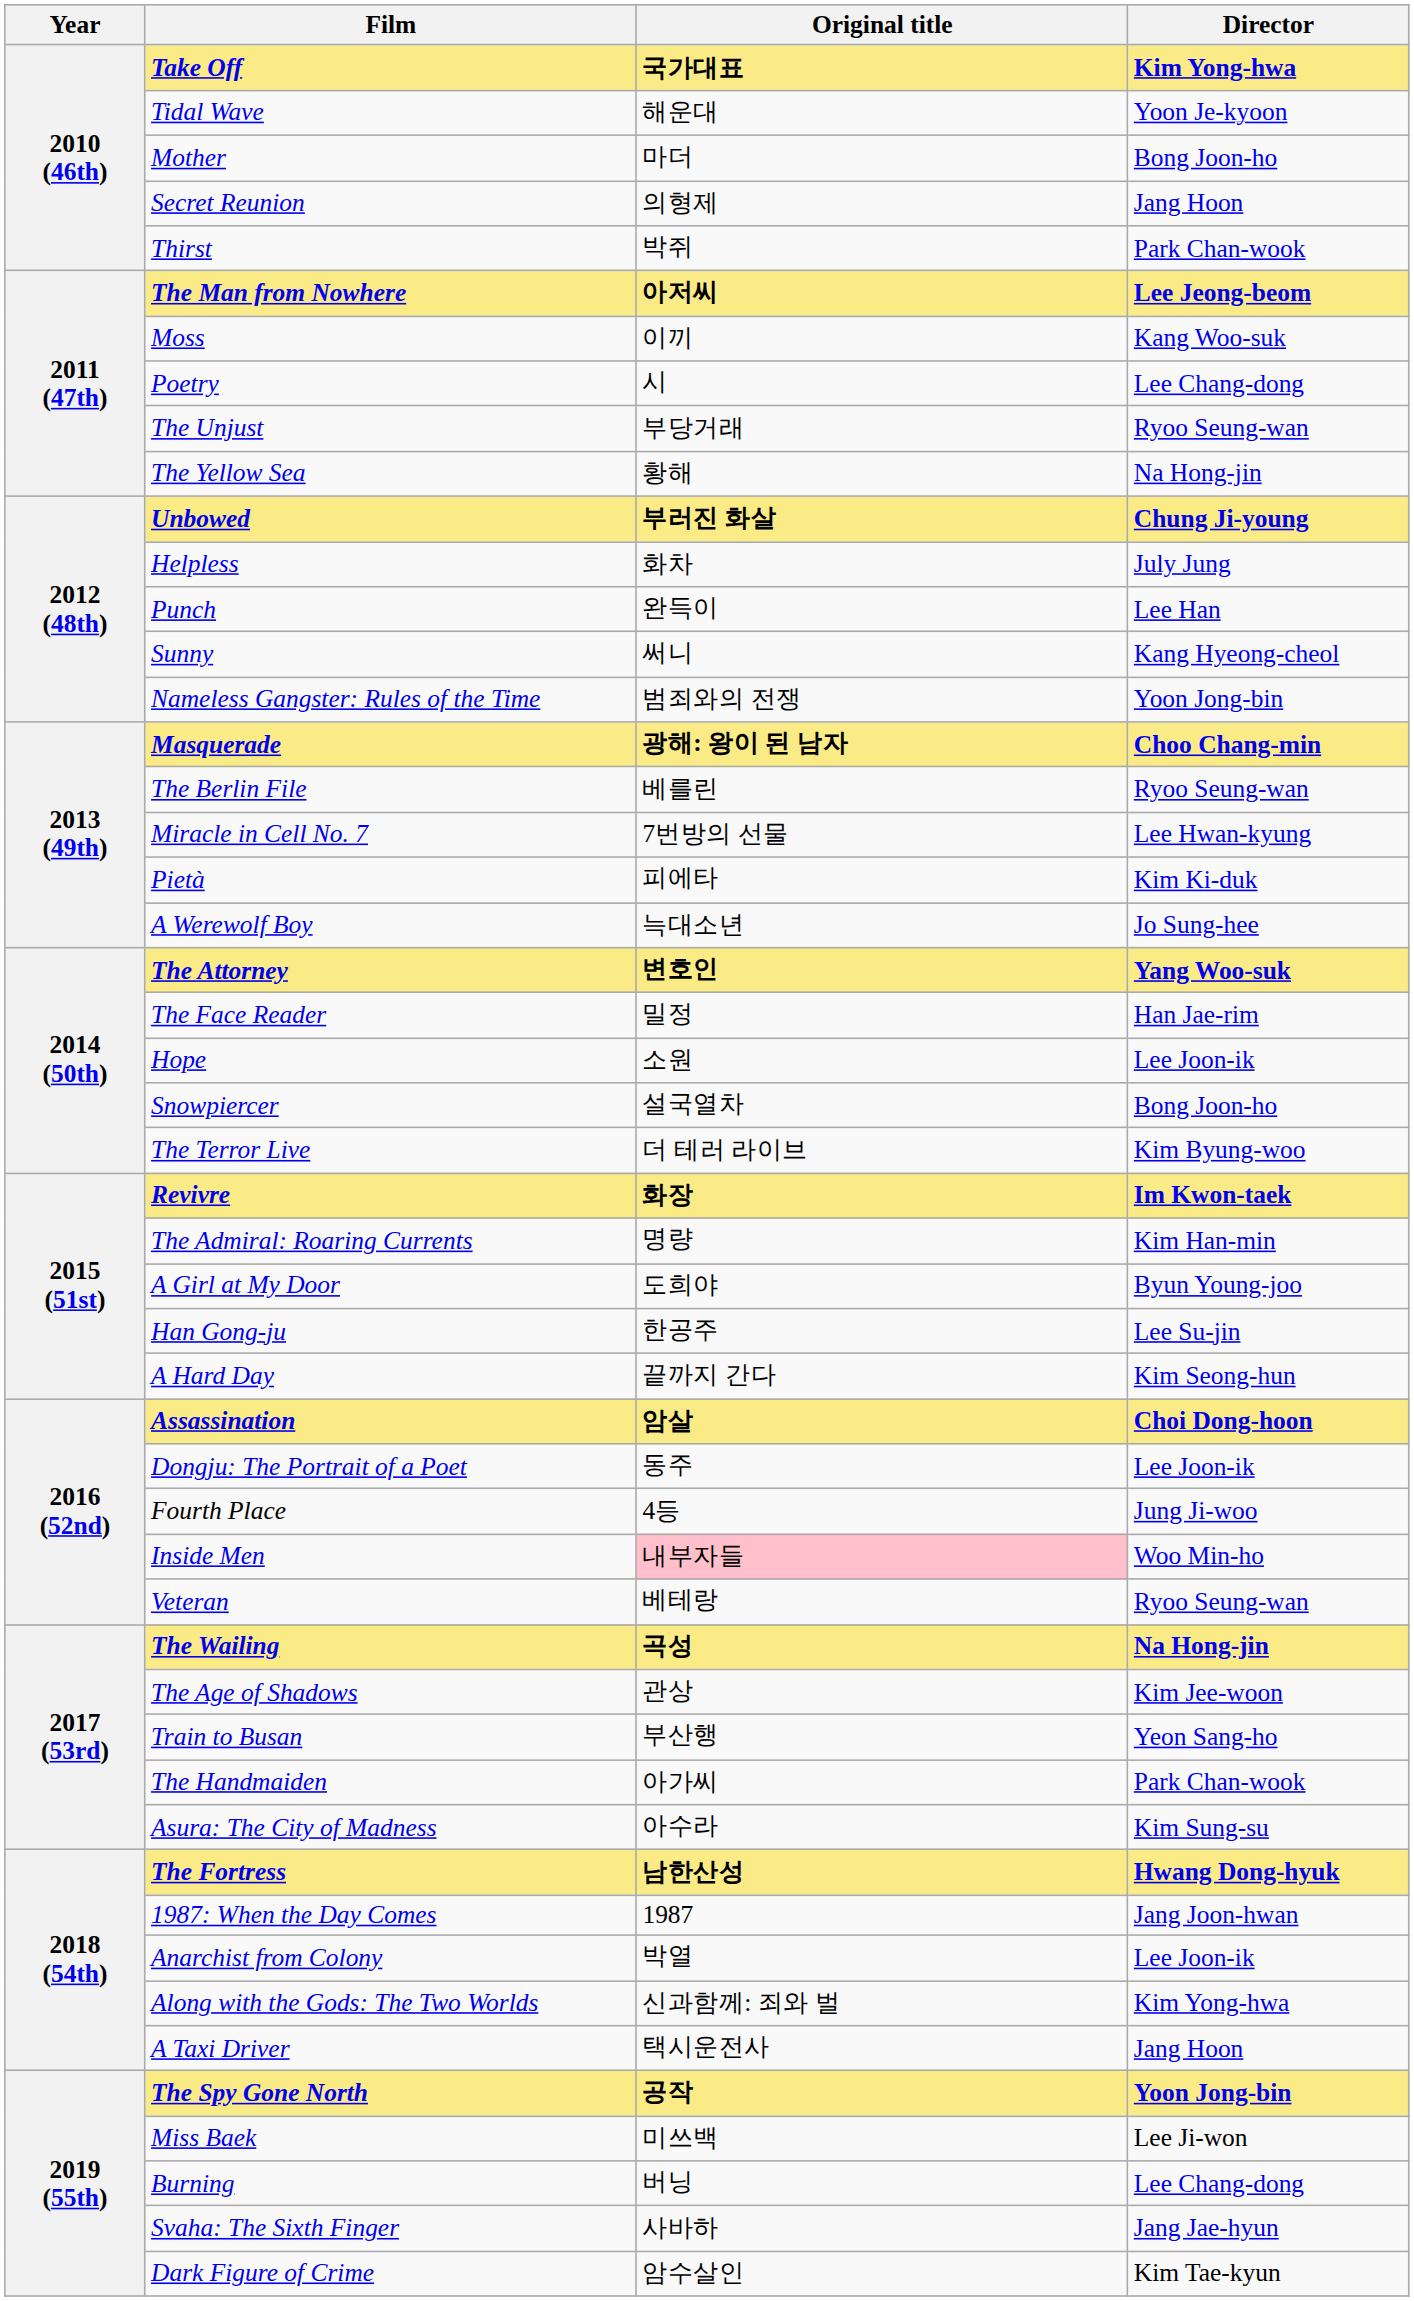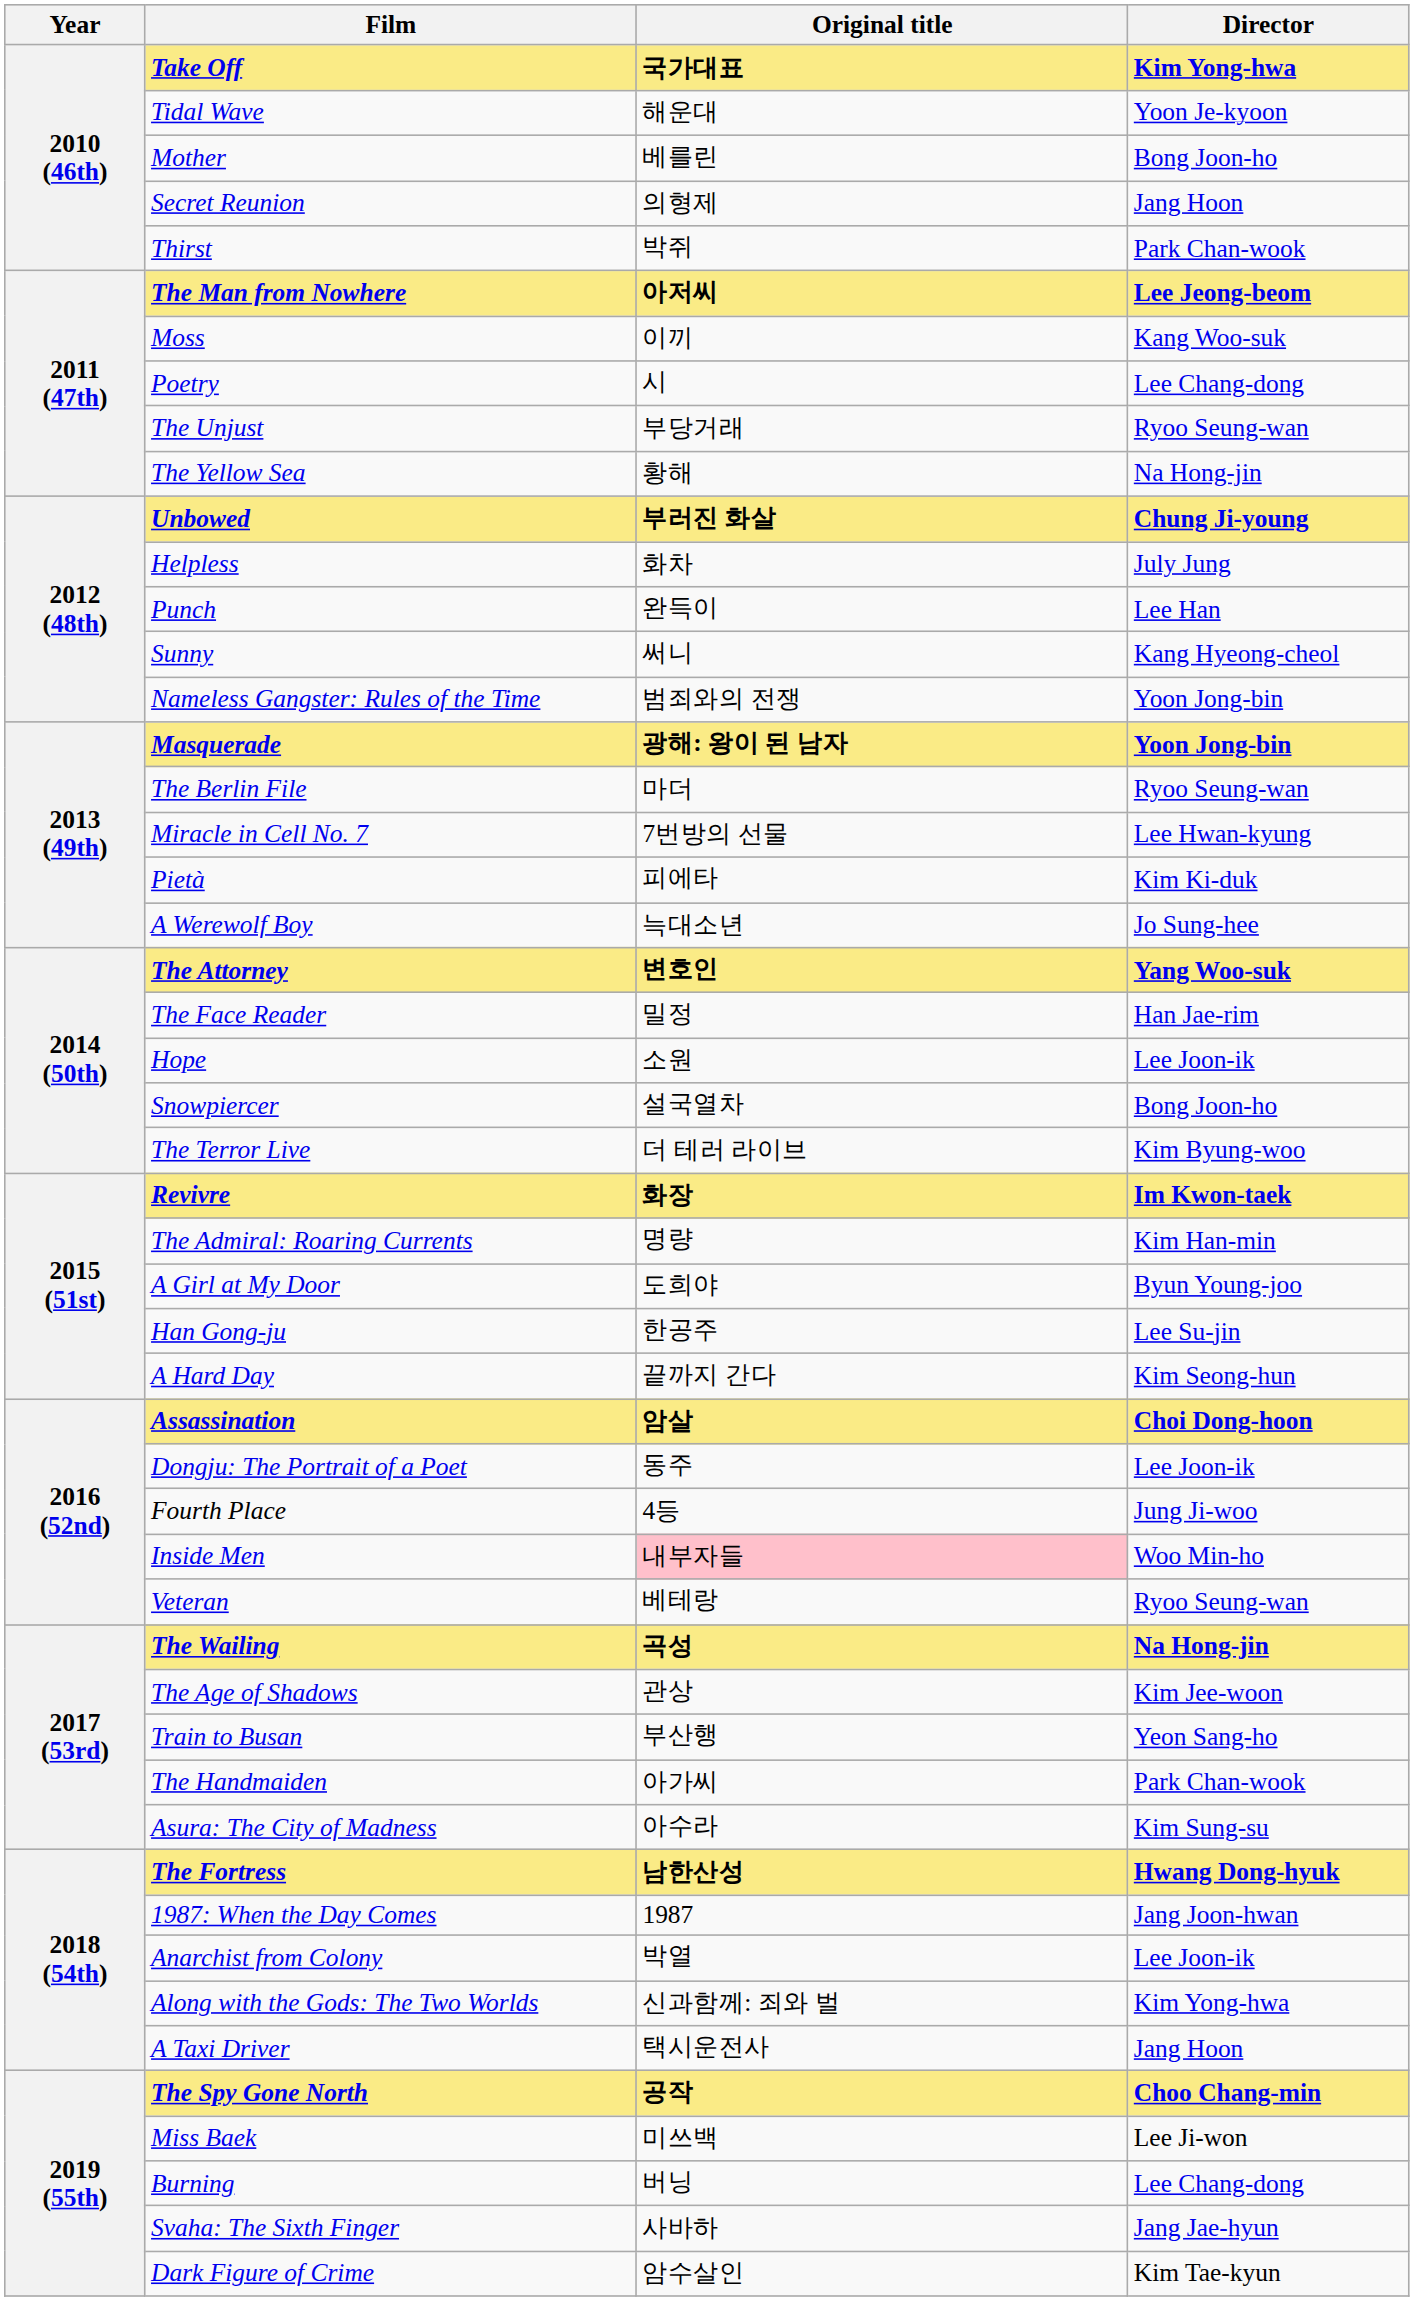(668, 156) 마더 -> (681, 156) 베를린
(1227, 744) Choo Chang-min -> (1213, 744) Yoon Jong-bin
(681, 788) 베를린 -> (668, 788) 마더
(1213, 2092) Yoon Jong-bin -> (1227, 2092) Choo Chang-min
